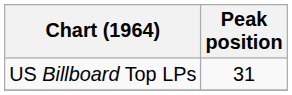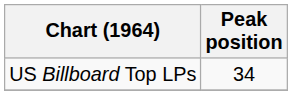(244, 74) 31 -> (244, 74) 34
